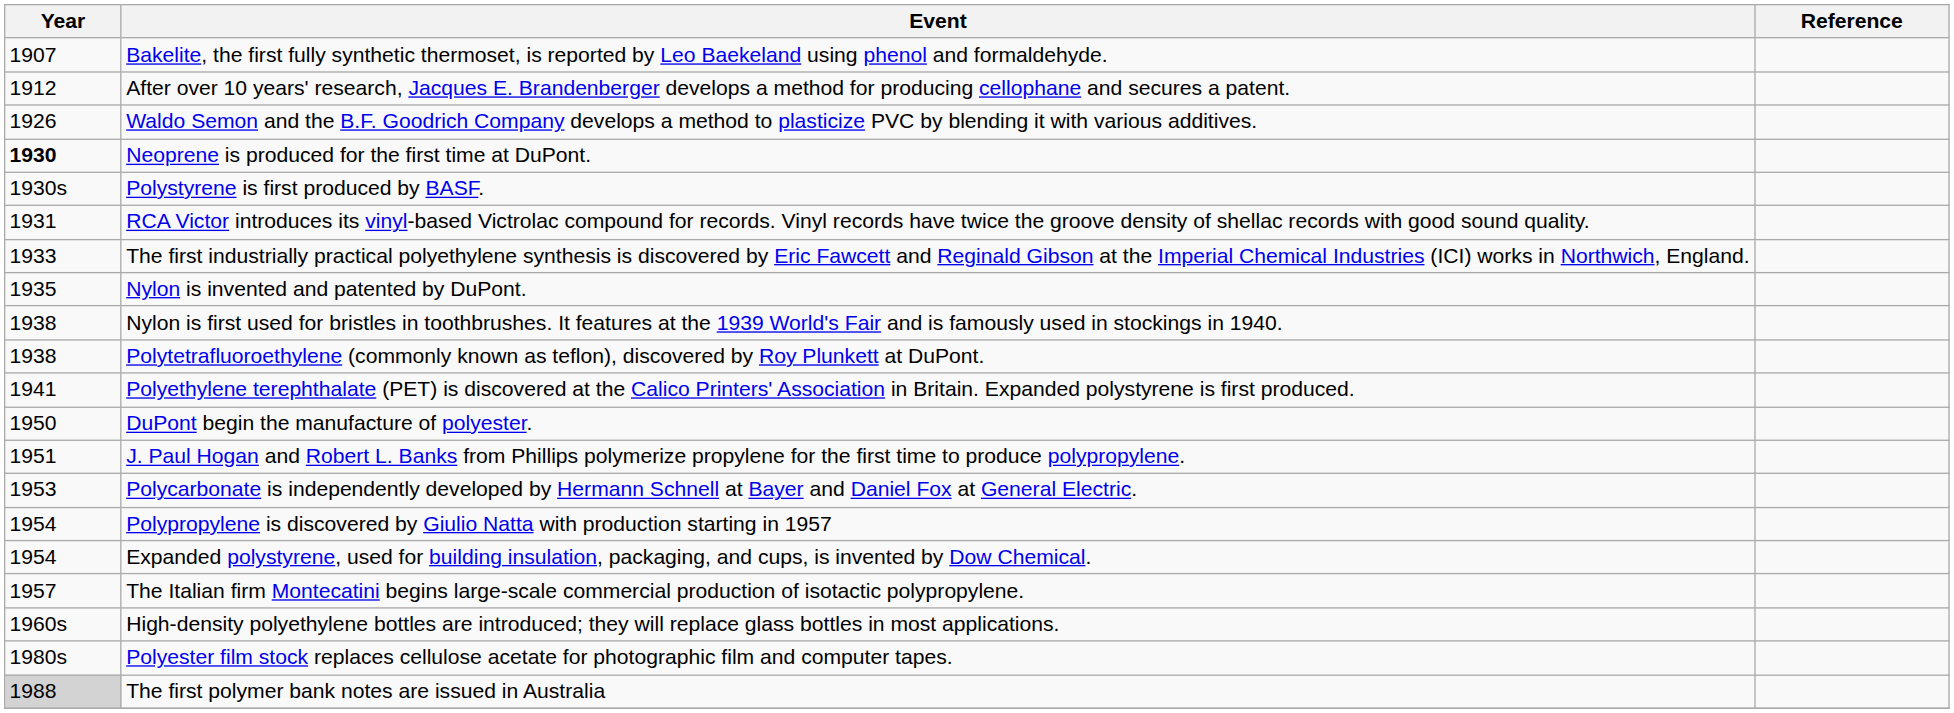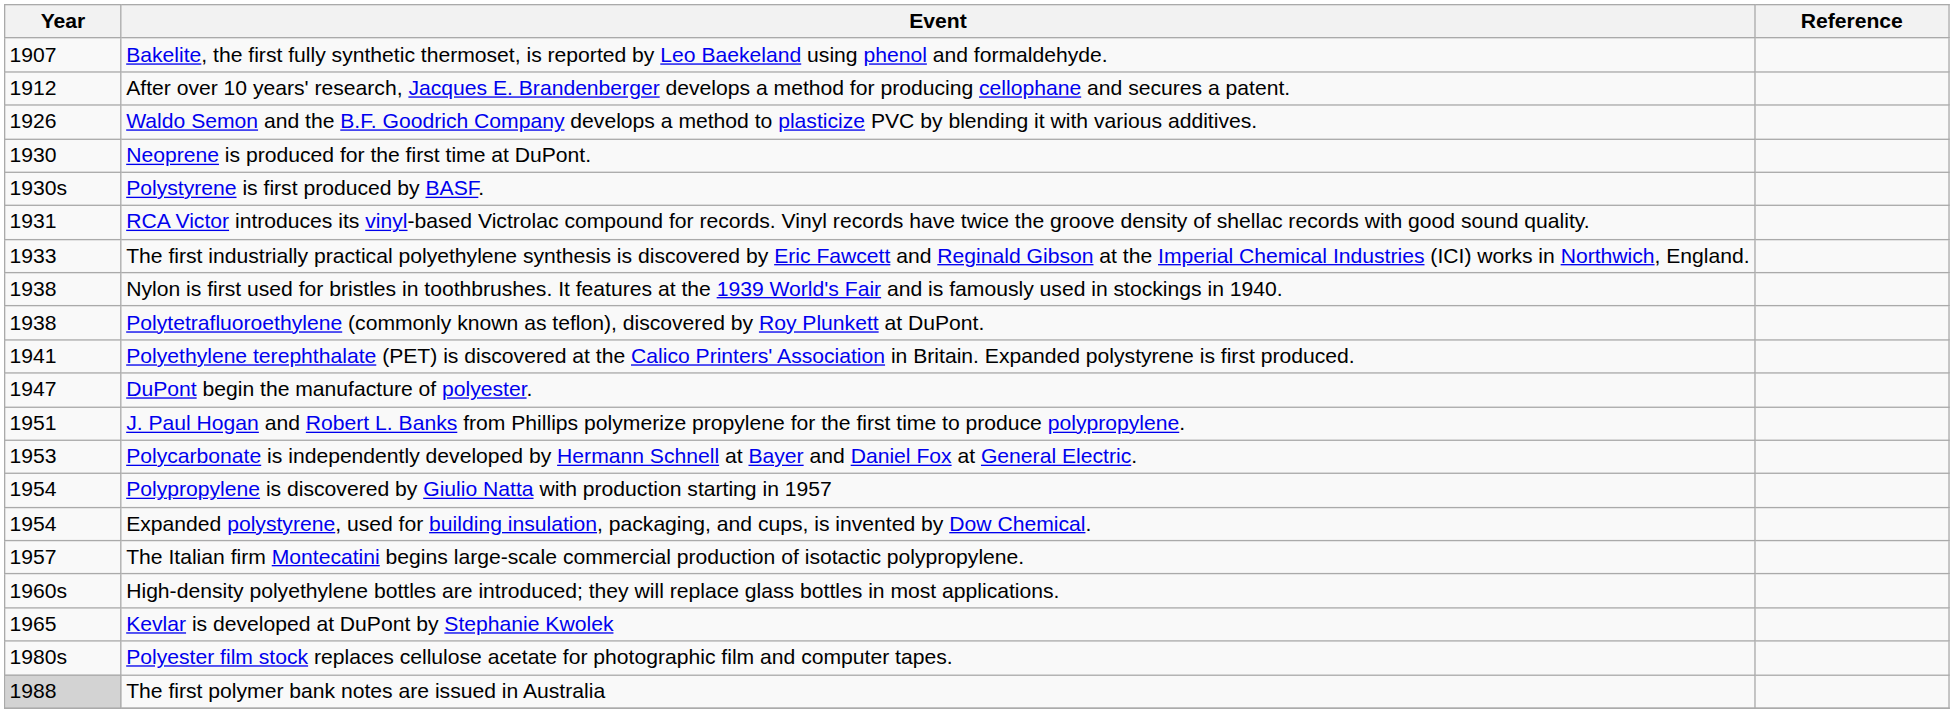(33, 155) bold -> (33, 155) normal
- row: (326, 289)
(33, 423) 1950 -> (33, 389) 1947
+ row: (370, 624)
